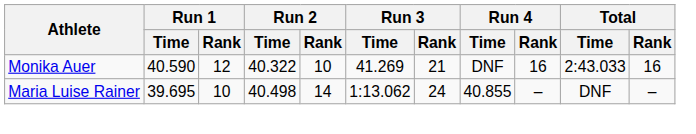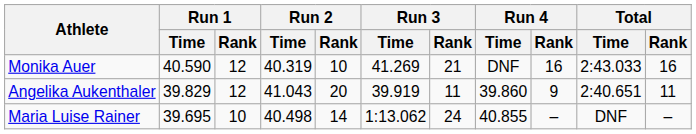(272, 67) 40.322 -> (288, 67) 40.319
+ row: (82, 92)
